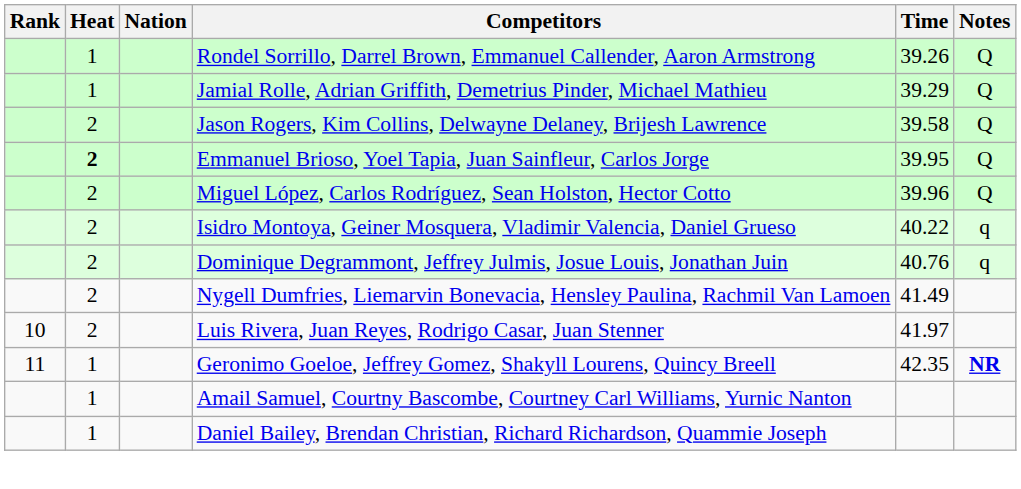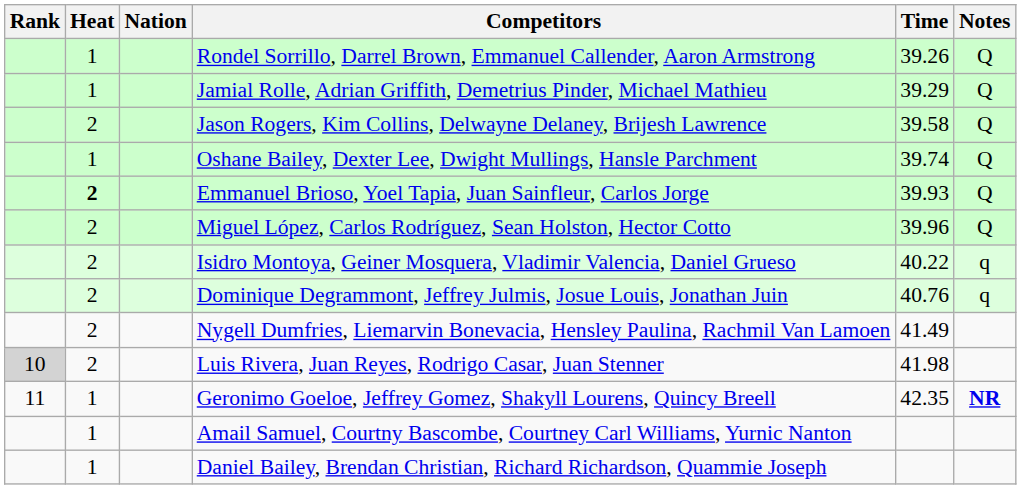+ row: (477, 158)
(925, 158) 39.95 -> (925, 192) 39.93
(35, 329) no background -> (35, 364) lightgrey background
(925, 329) 41.97 -> (925, 364) 41.98
